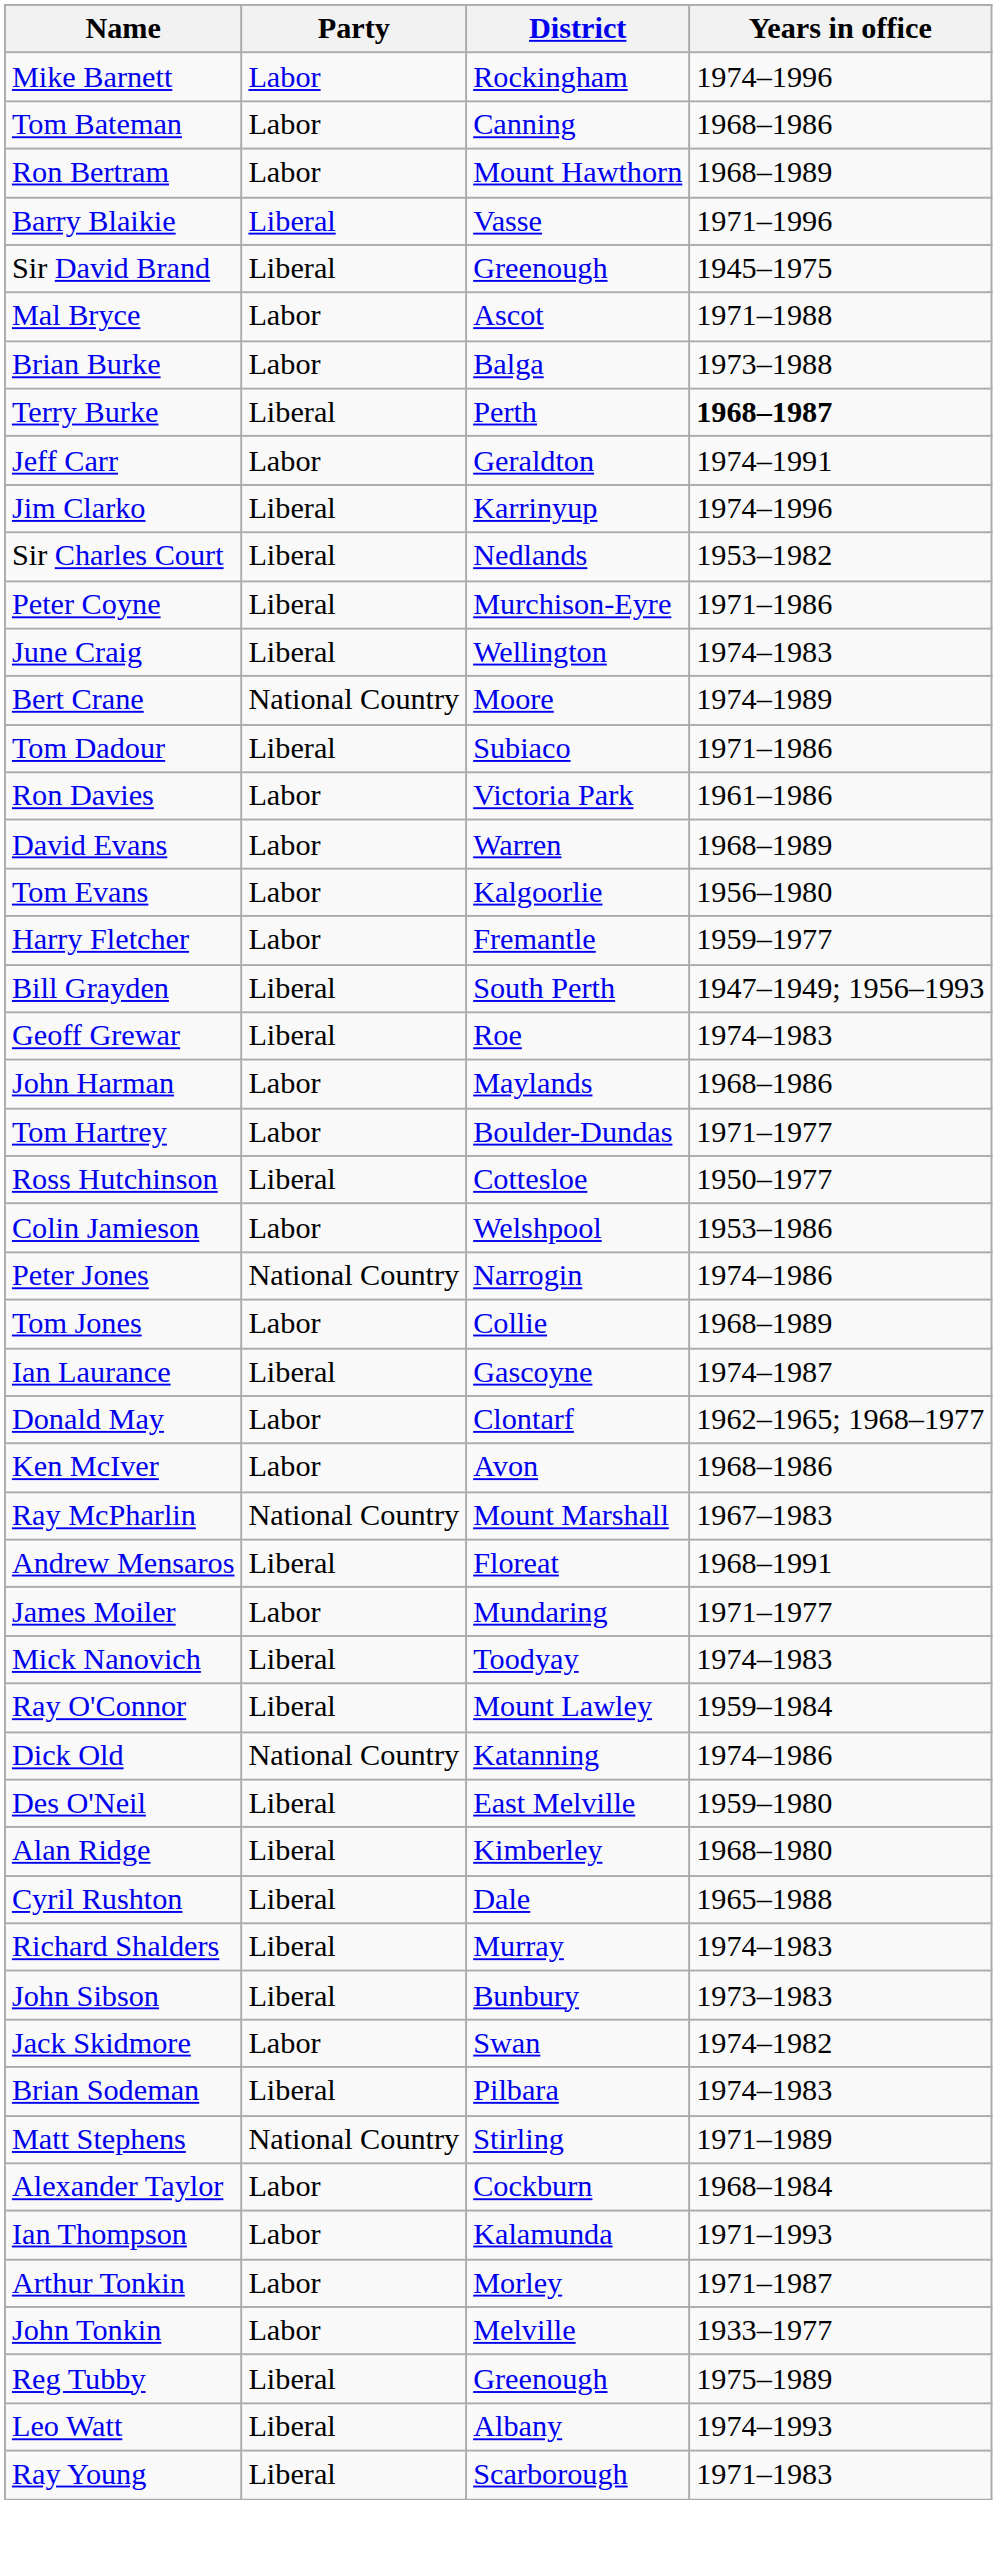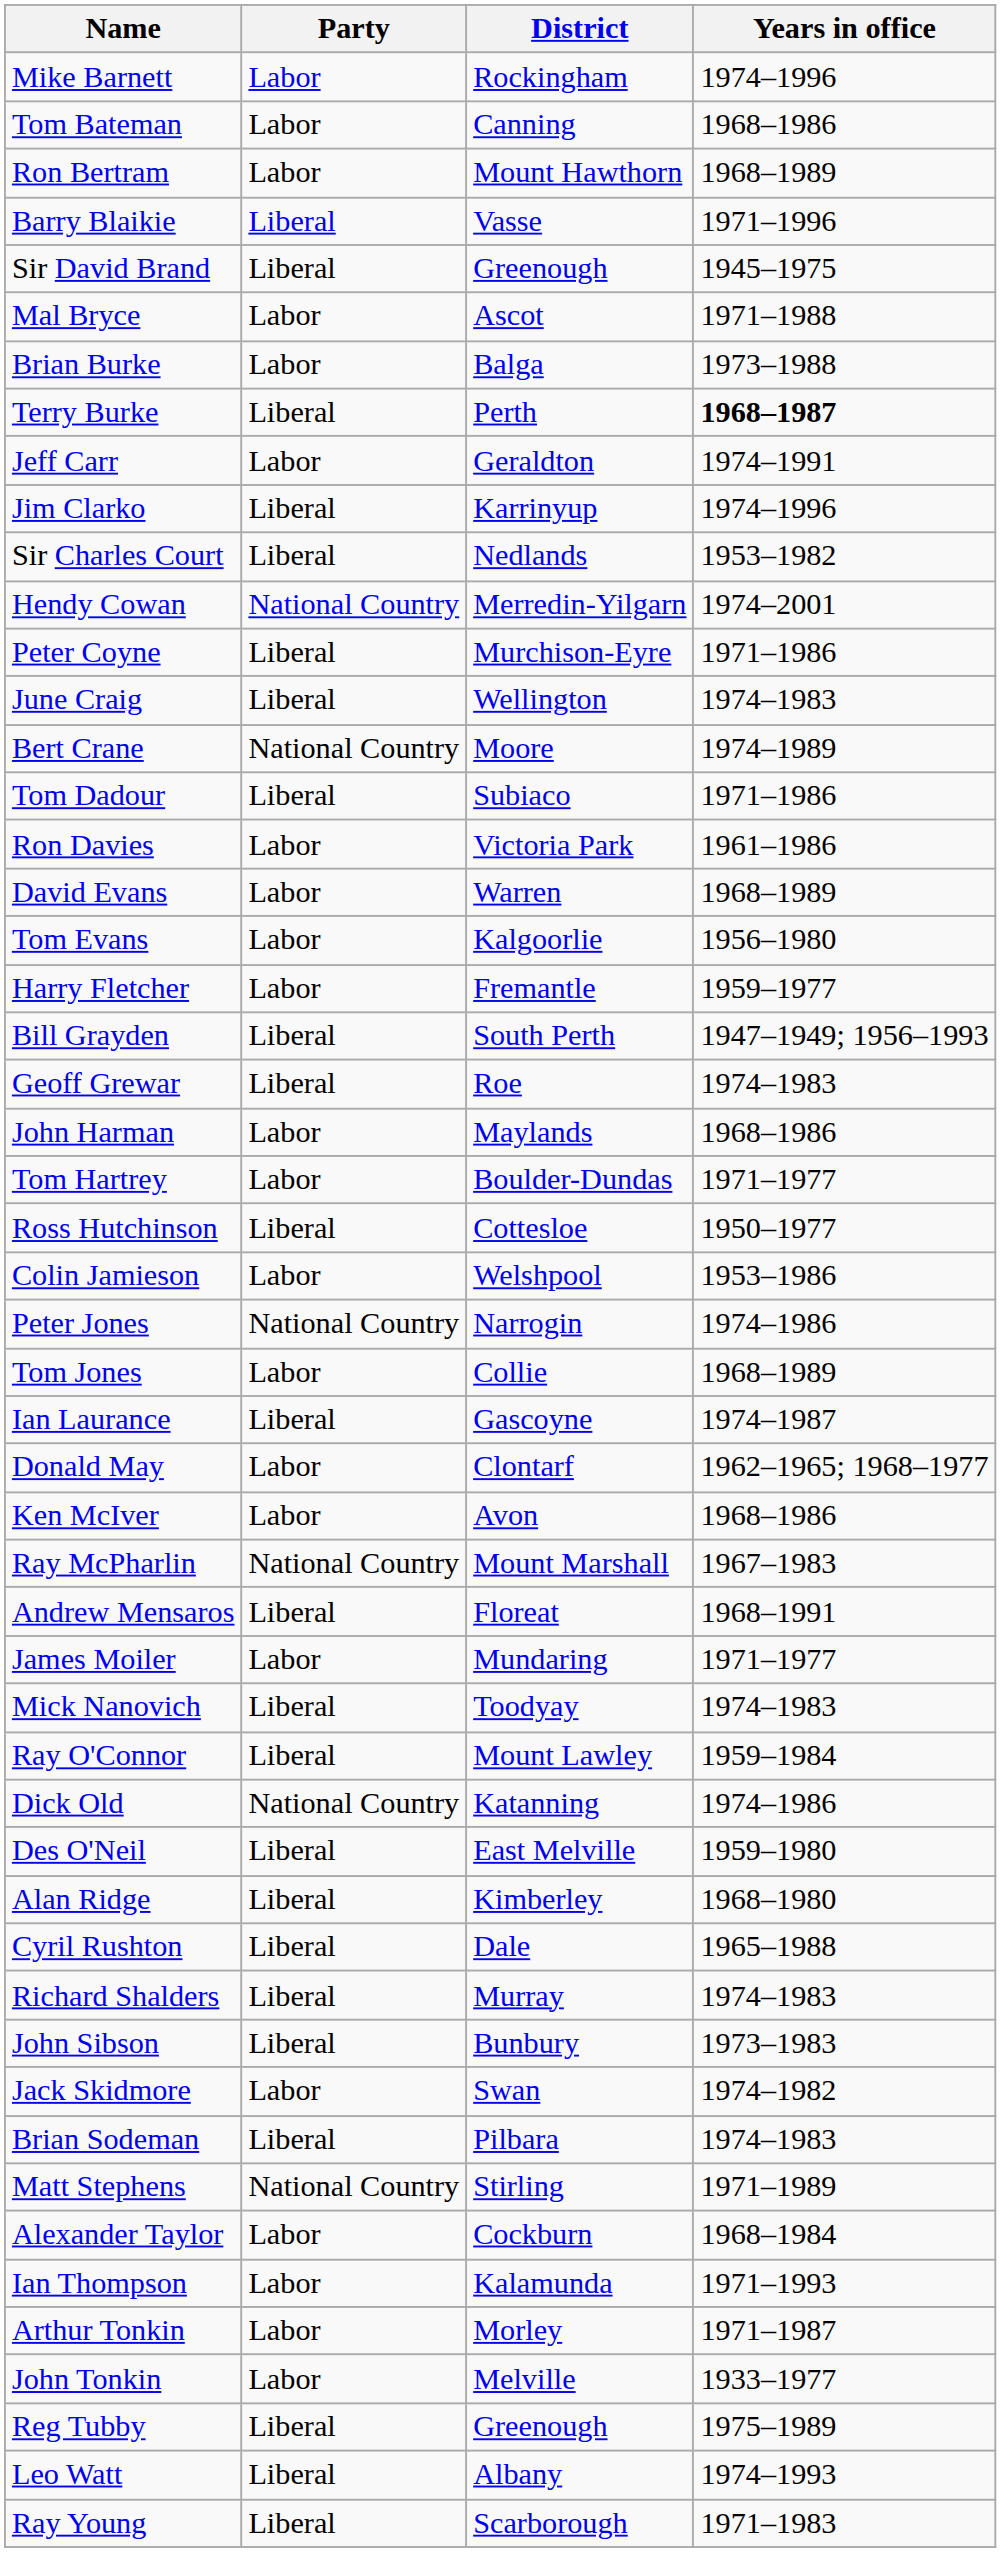+ row: (99, 603)
